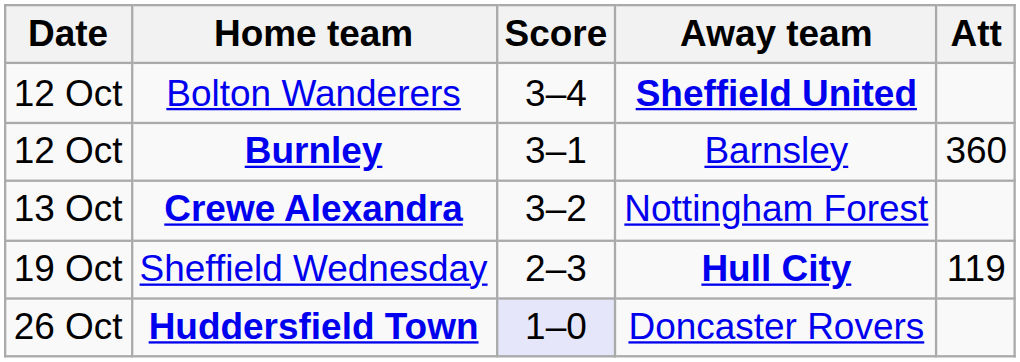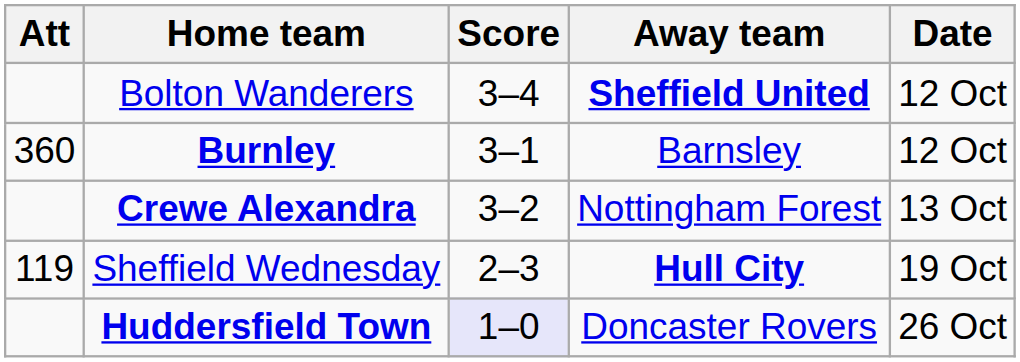columns swapped: (68, 33) <-> (976, 33)
